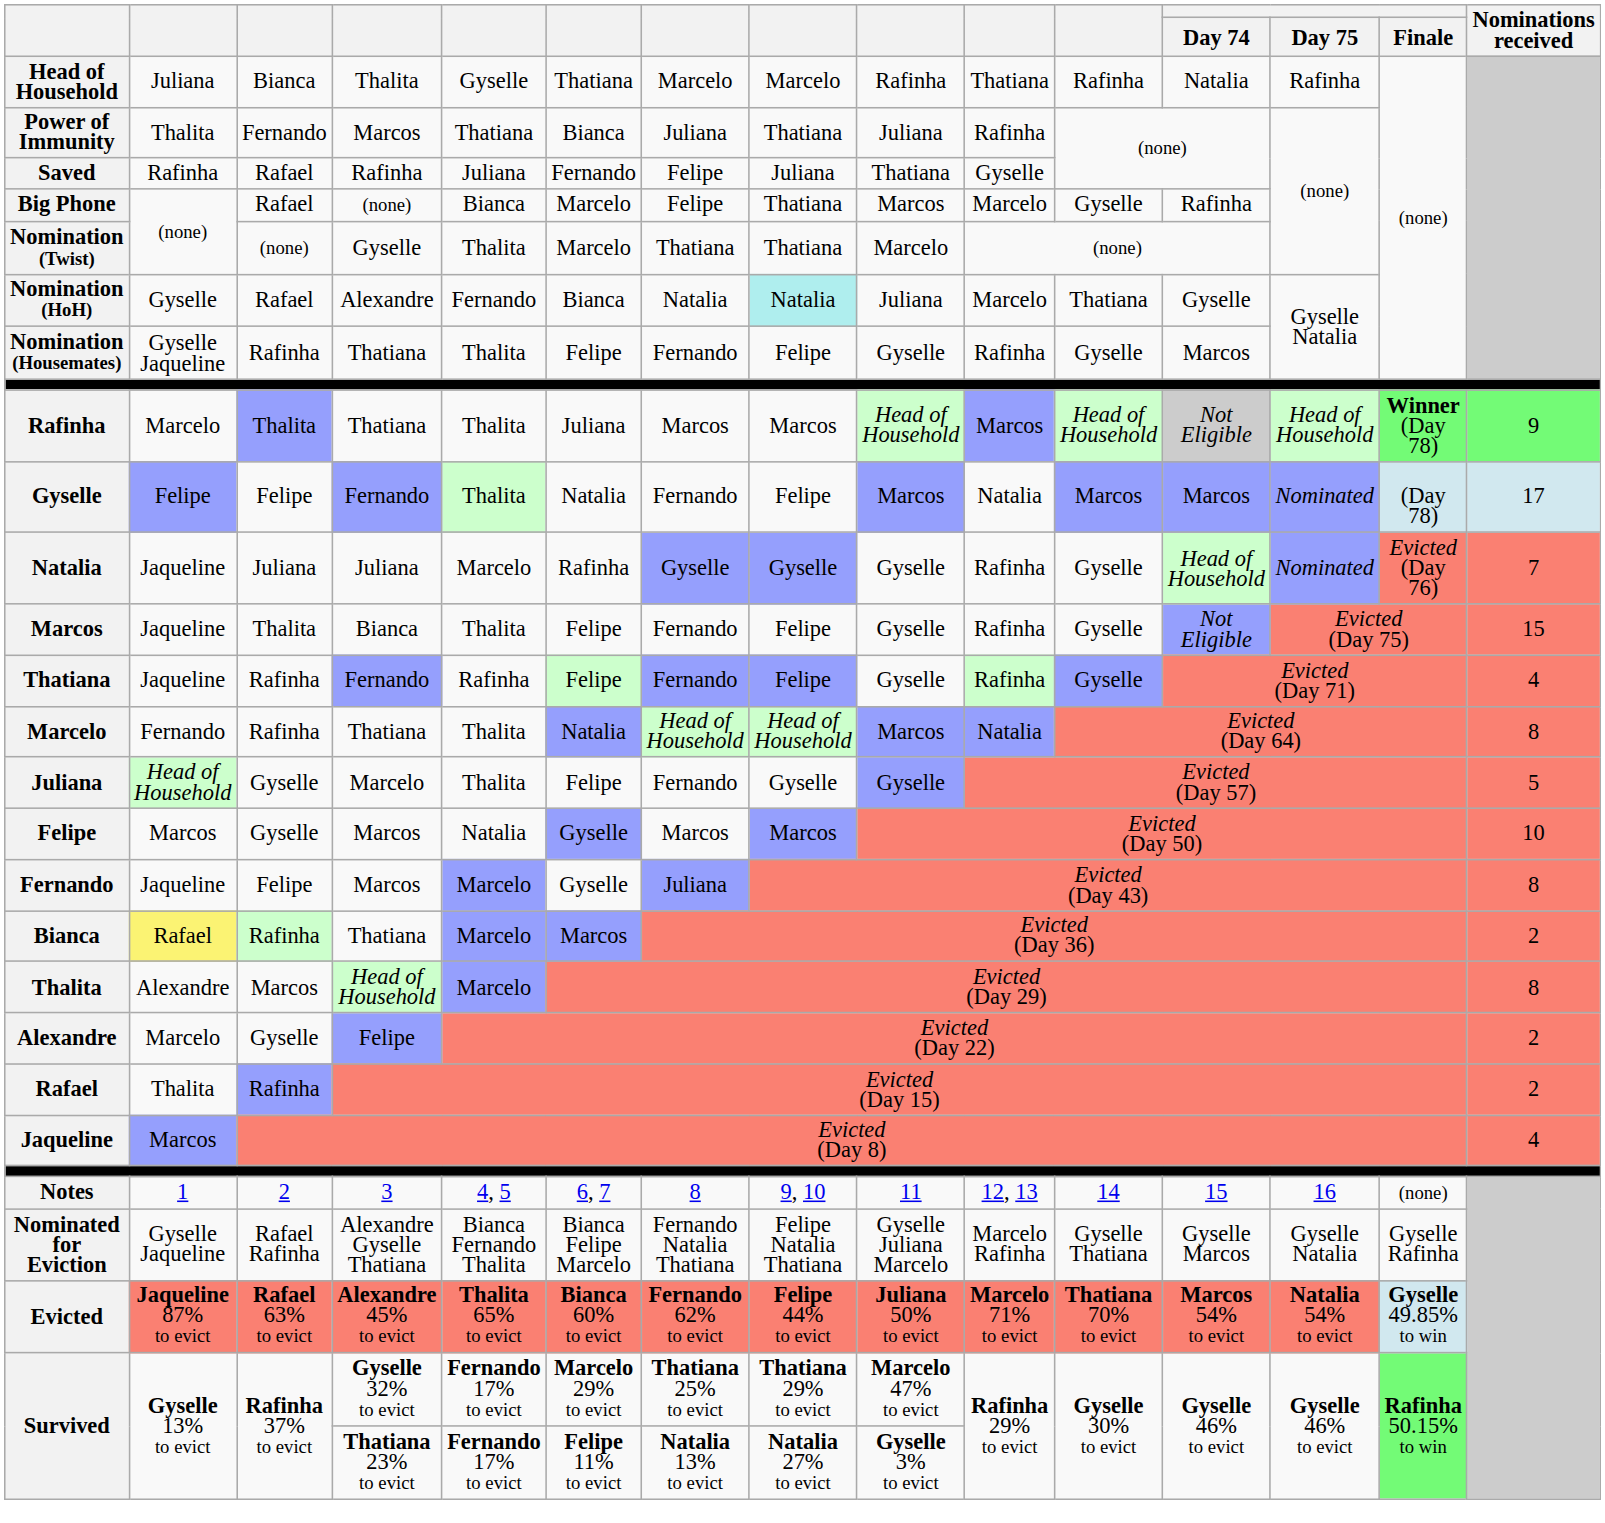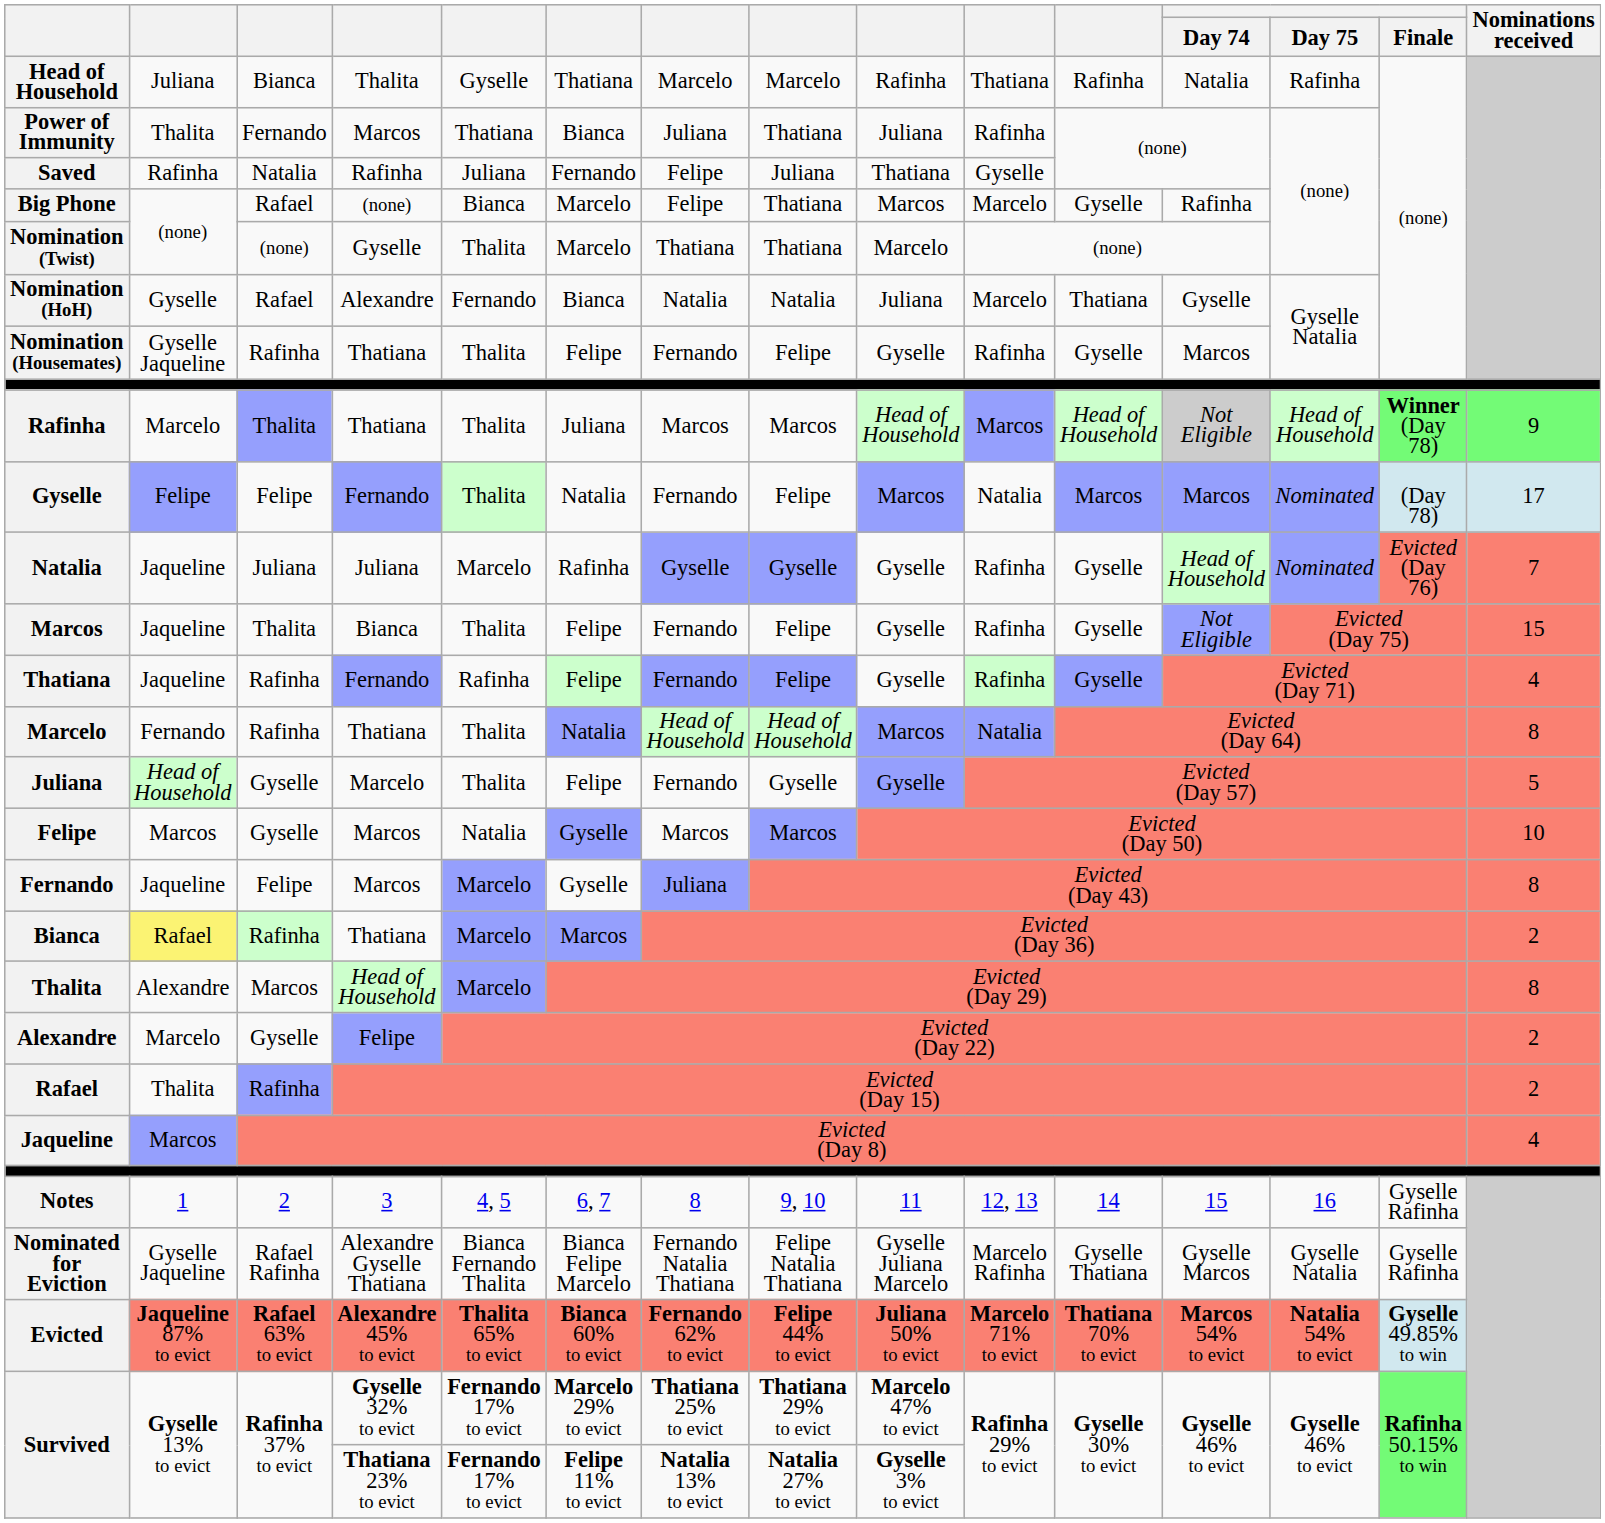(284, 173) Rafael -> (284, 173) Natalia
(803, 300) paleturquoise background -> (803, 300) no background
(1423, 1193) (none) -> (1423, 1201) Gyselle Rafinha
